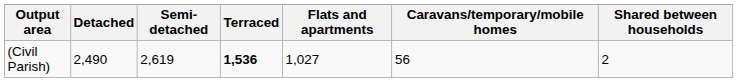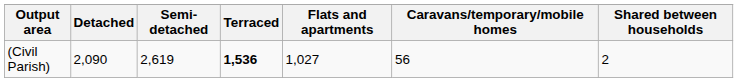(90, 59) 2,490 -> (90, 59) 2,090
